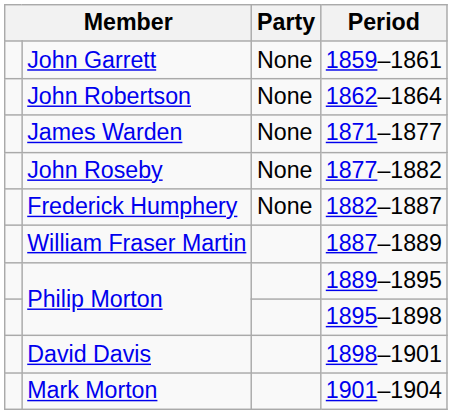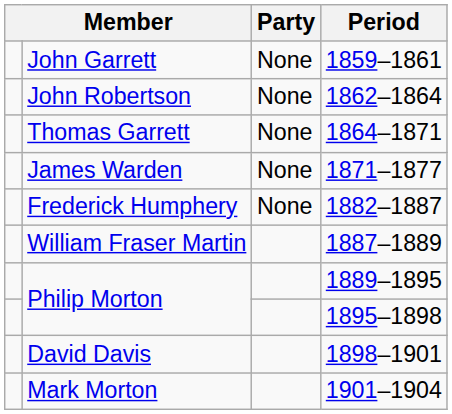+ row: (108, 133)
- row: (95, 170)
